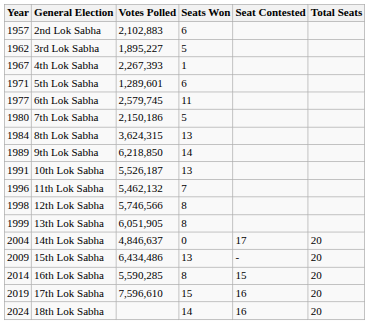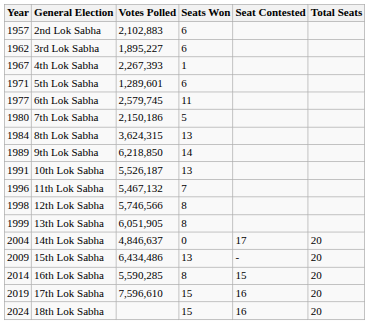(184, 48) 5 -> (184, 48) 6
(141, 188) 5,462,132 -> (141, 188) 5,467,132
(187, 310) 14 -> (187, 310) 15
